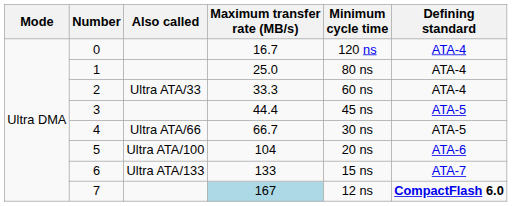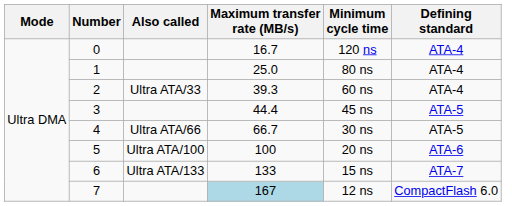(265, 89) 33.3 -> (265, 89) 39.3
(265, 150) 104 -> (265, 150) 100
(449, 191) bold -> (446, 191) normal
